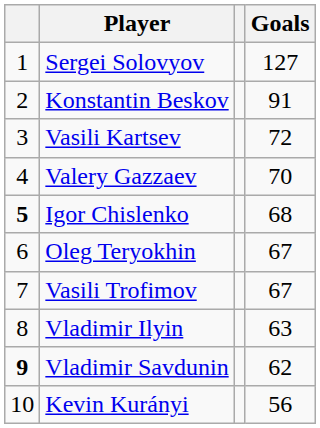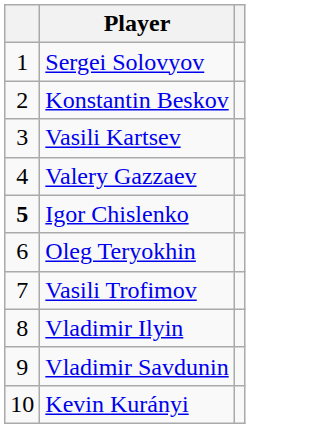- column: (280, 23)
(22, 366) bold -> (22, 366) normal
